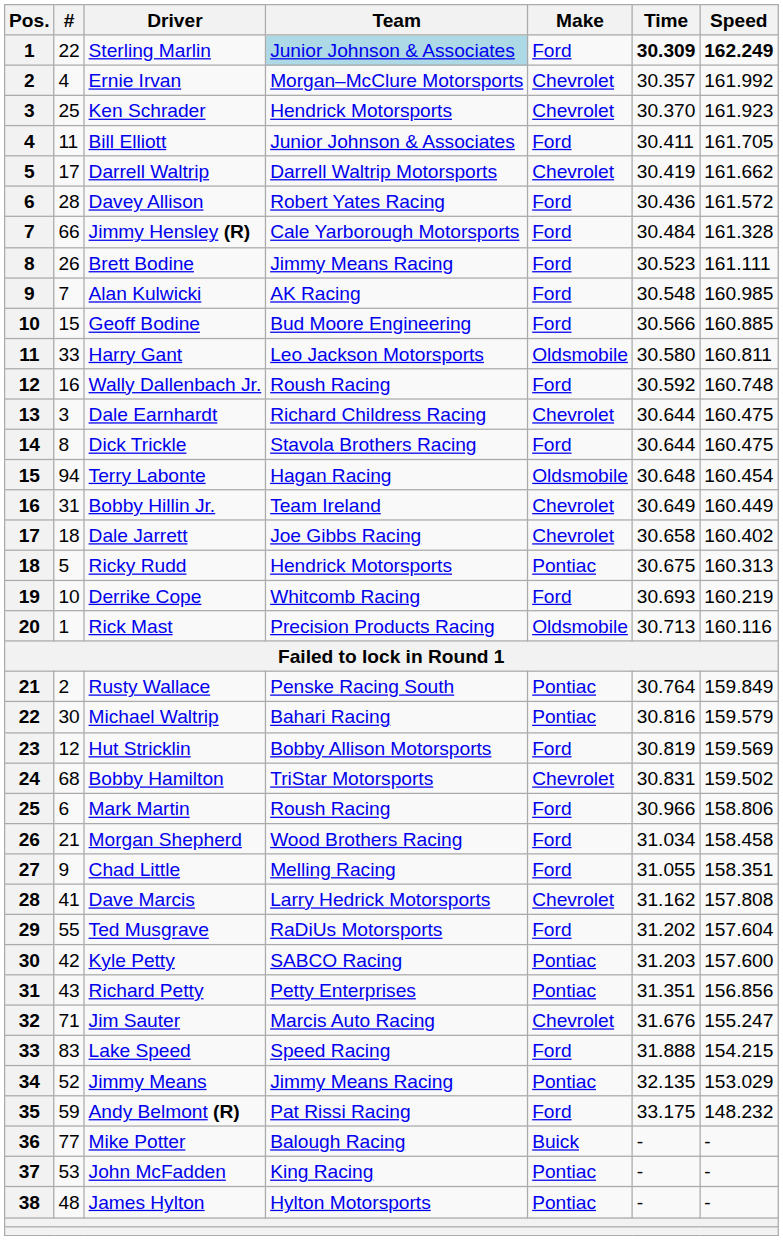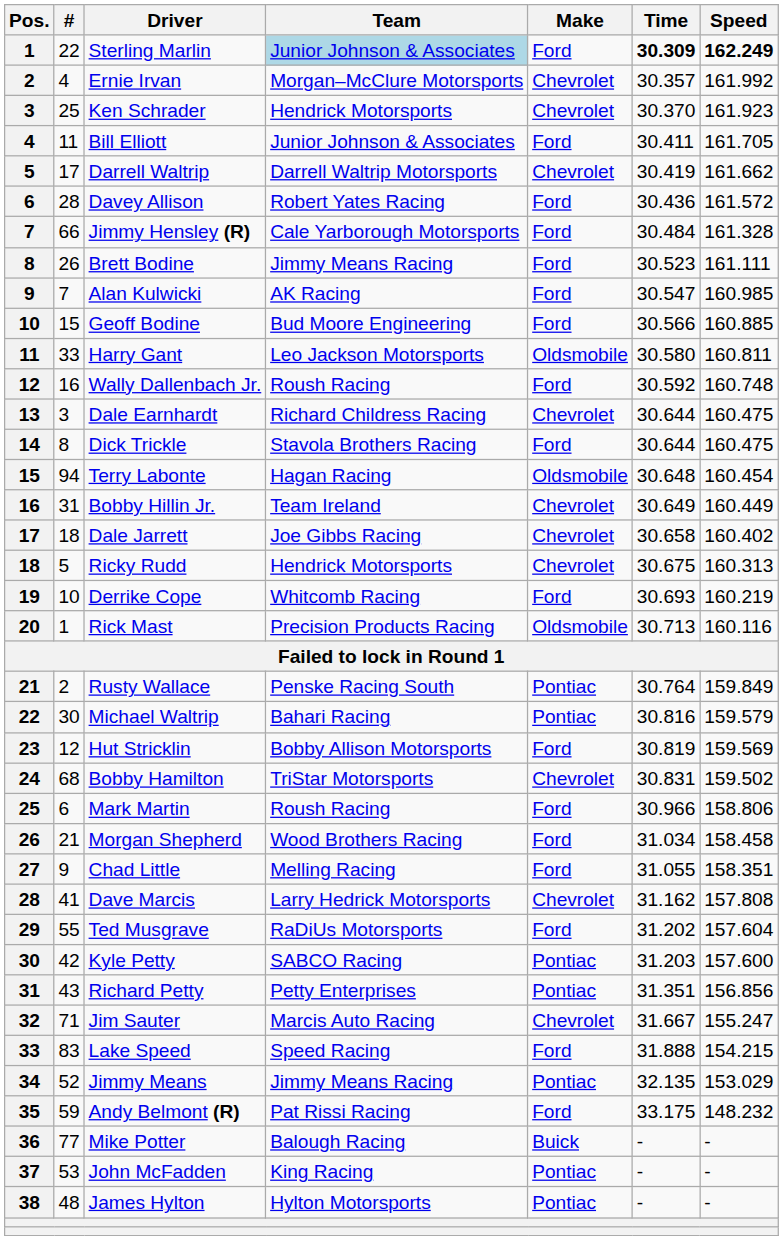(666, 293) 30.548 -> (666, 293) 30.547
(564, 566) Pontiac -> (573, 566) Chevrolet
(666, 1020) 31.676 -> (666, 1020) 31.667
